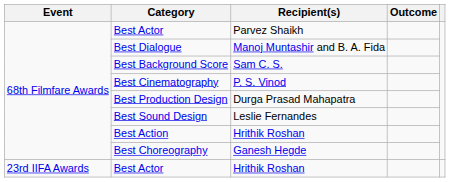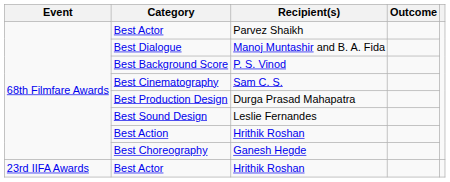(258, 64) Sam C. S. -> (260, 64) P. S. Vinod
(260, 82) P. S. Vinod -> (258, 82) Sam C. S.
